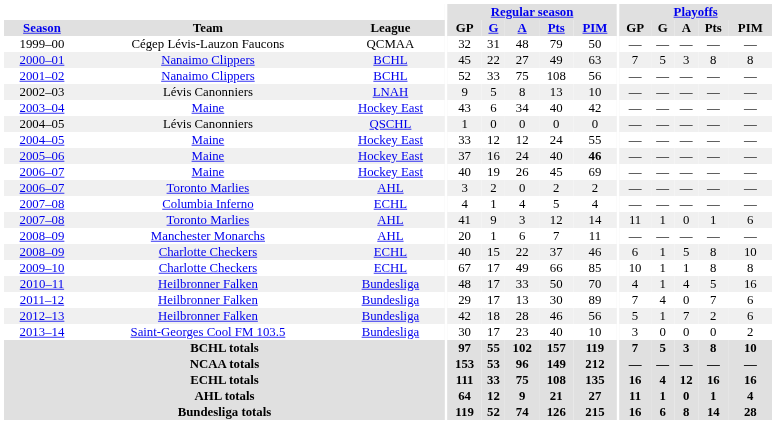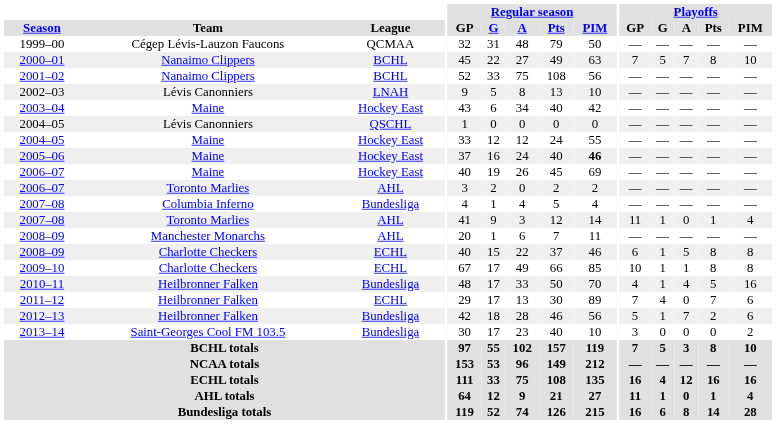(686, 60) 3 -> (686, 60) 7
(750, 60) 8 -> (750, 60) 10
(390, 204) ECHL -> (390, 204) Bundesliga
(750, 220) 6 -> (750, 220) 4
(750, 252) 10 -> (750, 252) 8
(390, 300) Bundesliga -> (390, 300) ECHL
